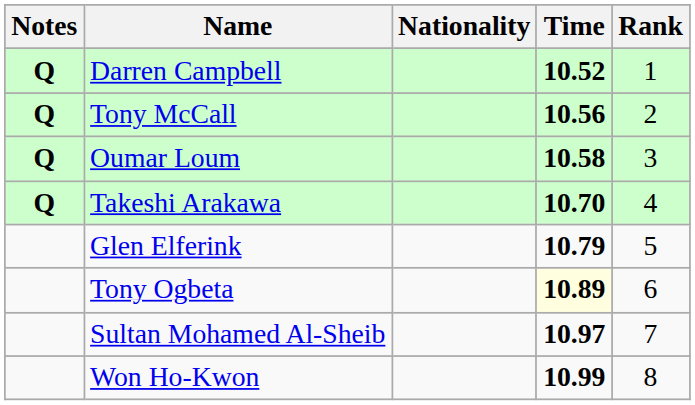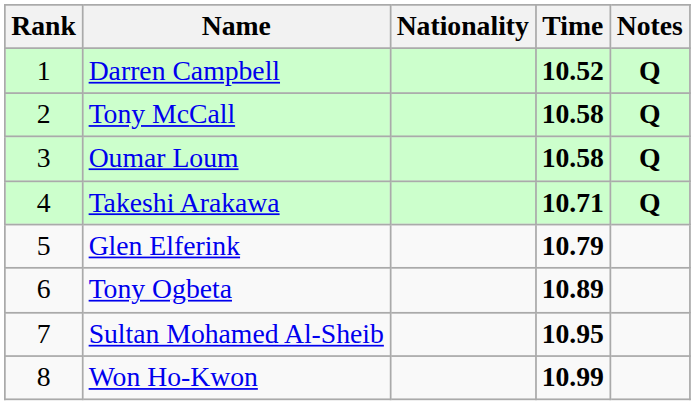columns swapped: (650, 26) <-> (44, 26)
(574, 114) 10.56 -> (573, 114) 10.58
(574, 202) 10.70 -> (573, 202) 10.71
(574, 289) lightyellow background -> (573, 289) no background
(574, 333) 10.97 -> (573, 333) 10.95
